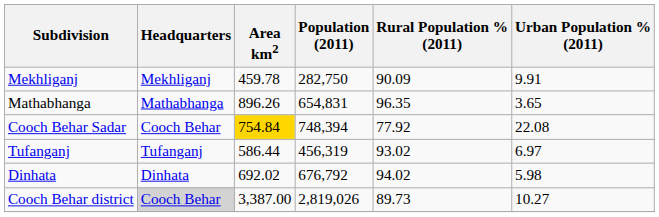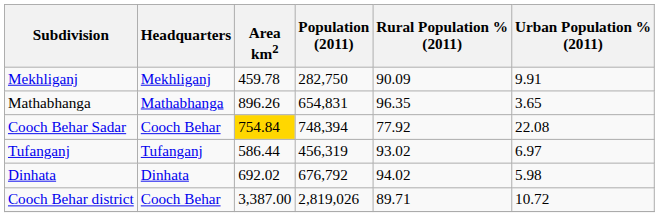(181, 199) lightgrey background -> (181, 199) no background
(393, 199) 89.73 -> (393, 199) 89.71
(532, 199) 10.27 -> (532, 199) 10.72
